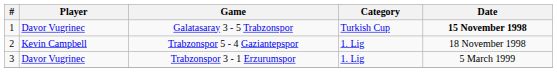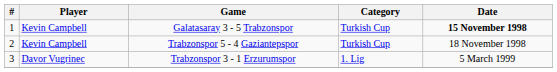(53, 28) Davor Vugrinec -> (54, 28) Kevin Campbell
(352, 43) 1. Lig -> (365, 43) Turkish Cup
